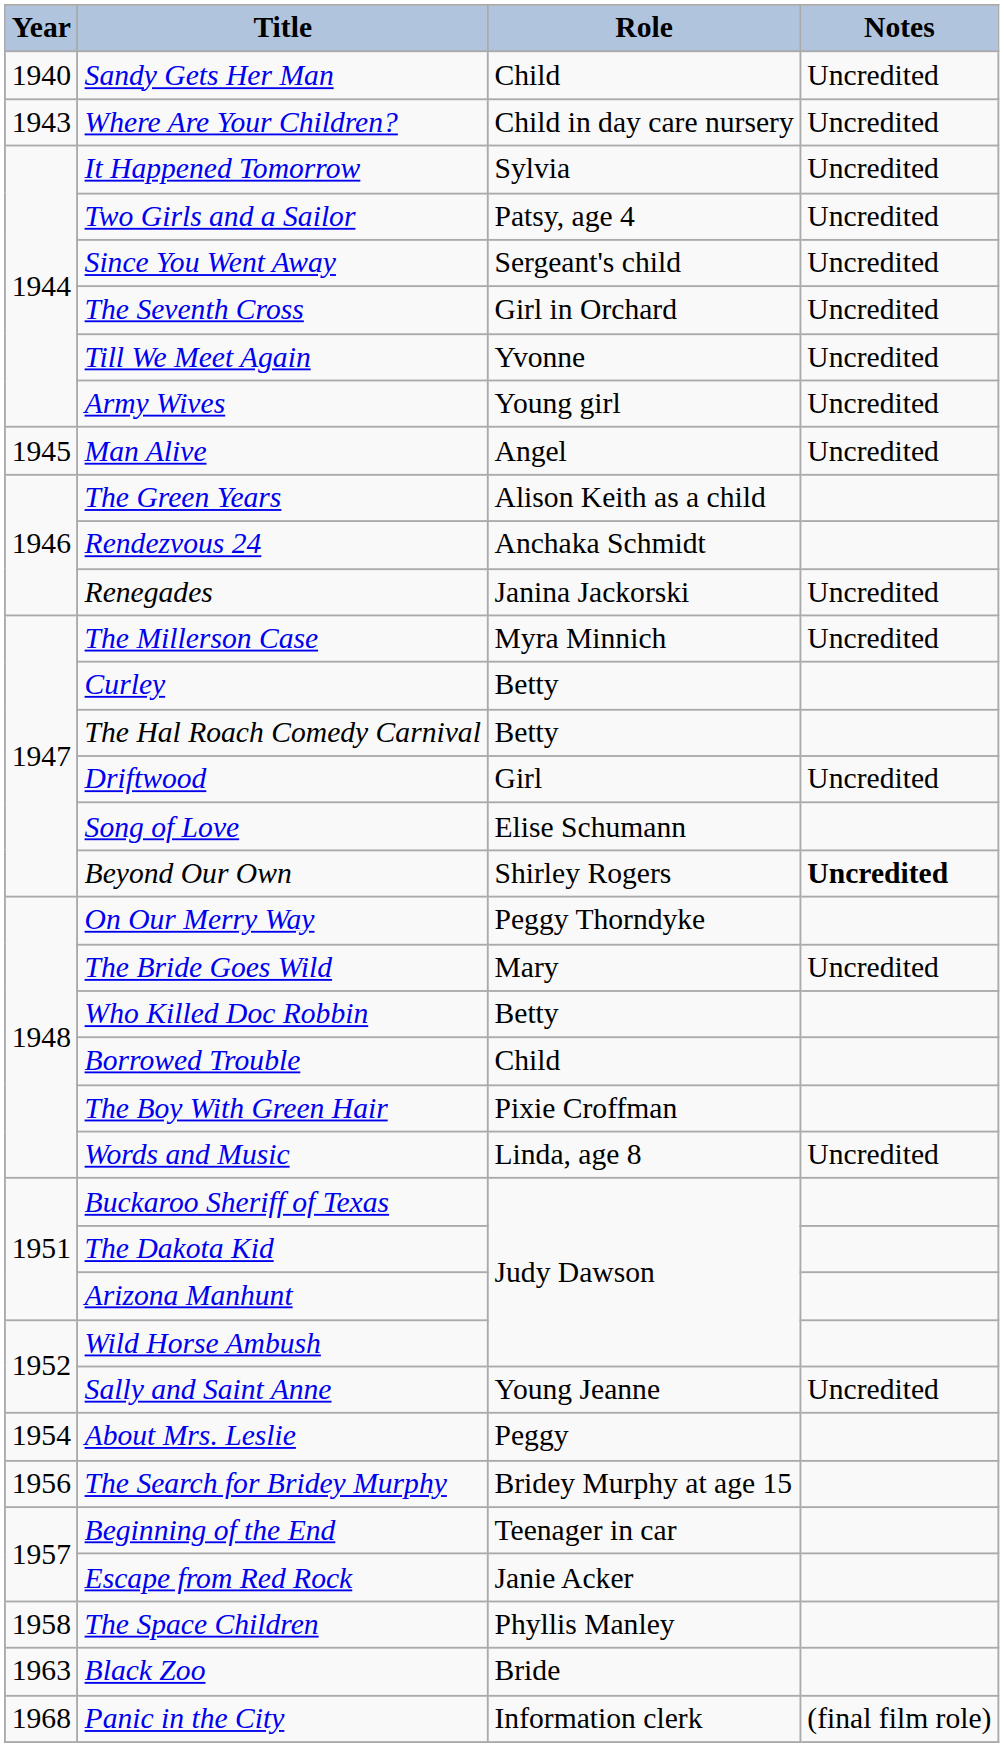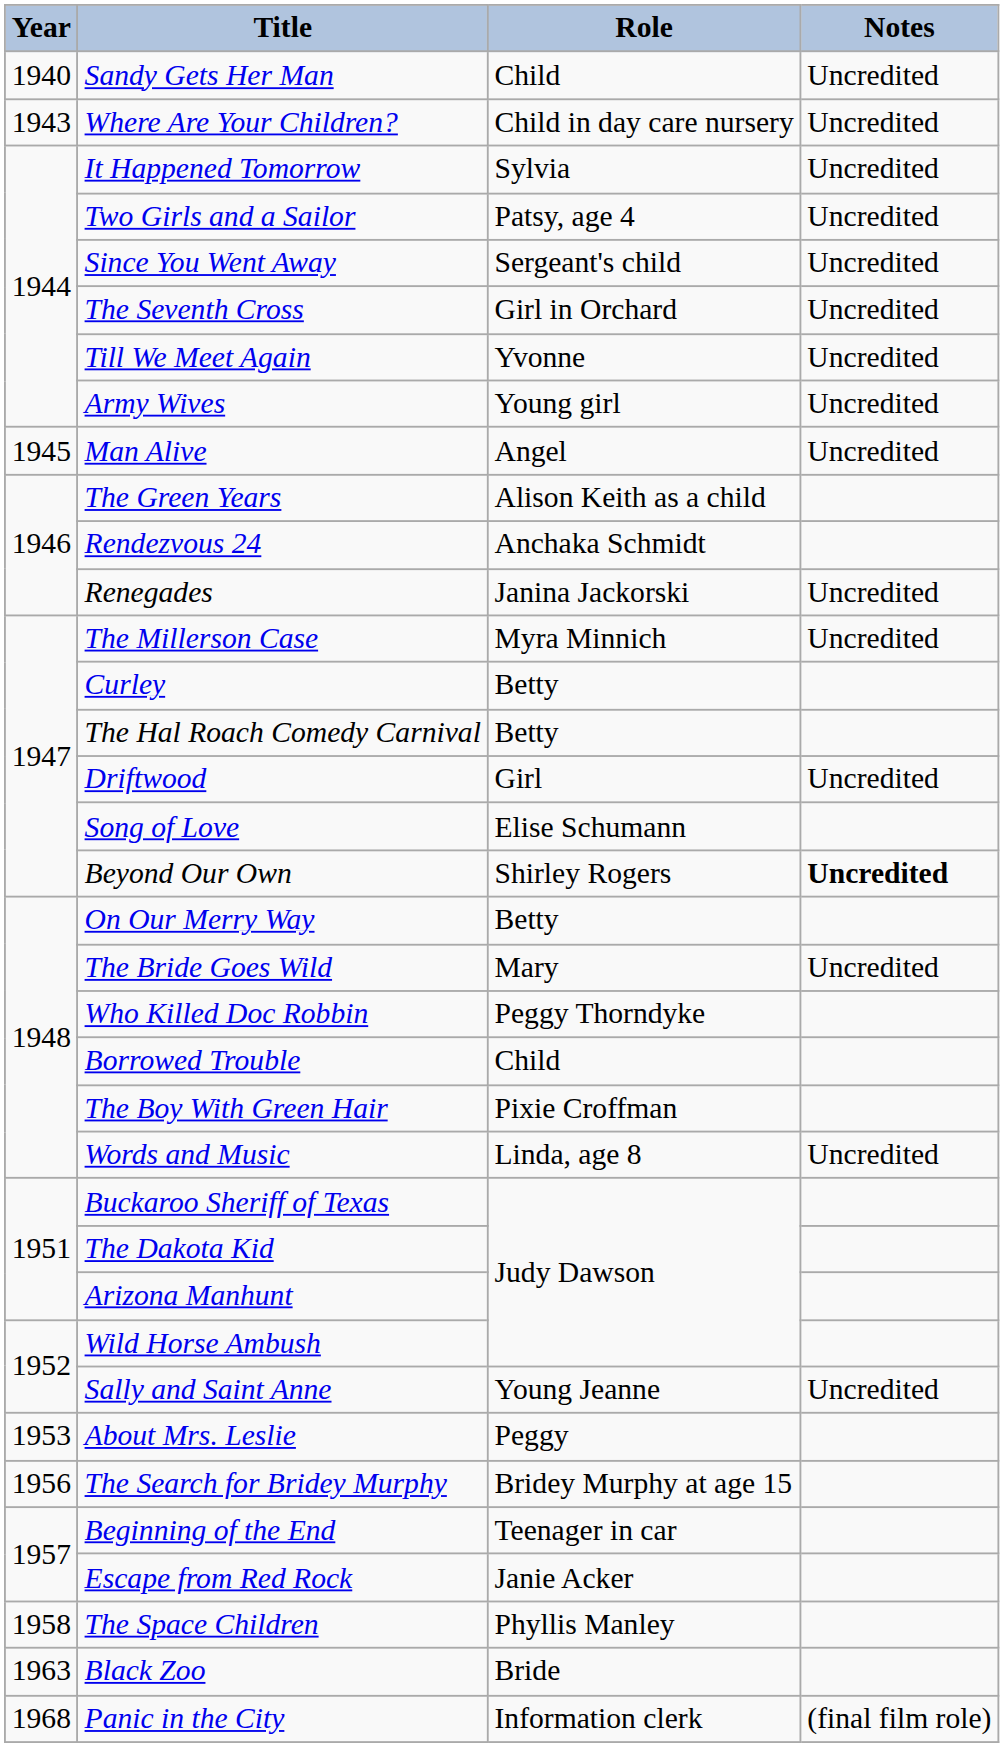(600, 919) Peggy Thorndyke -> (527, 919) Betty
(527, 1013) Betty -> (600, 1013) Peggy Thorndyke
(41, 1436) 1954 -> (41, 1436) 1953
